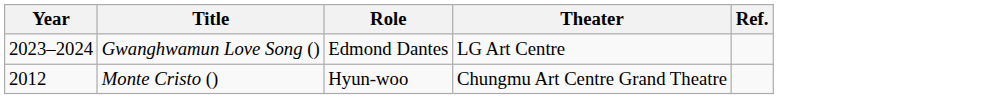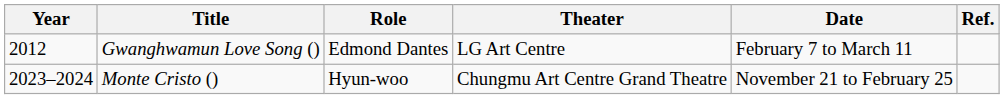+ column: (844, 19)
(51, 49) 2023–2024 -> (28, 49) 2012
(28, 78) 2012 -> (51, 78) 2023–2024
